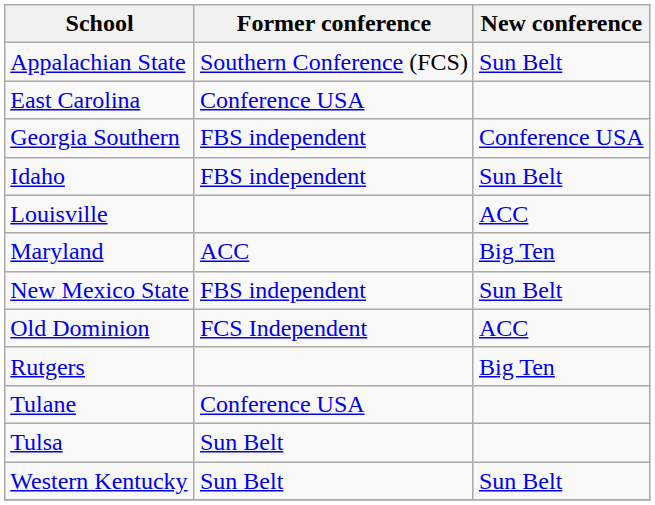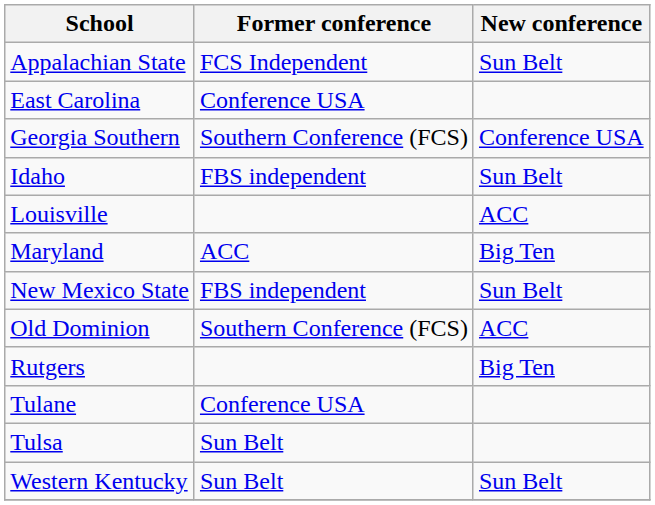(334, 61) Southern Conference (FCS) -> (284, 61) FCS Independent
(283, 137) FBS independent -> (334, 137) Southern Conference (FCS)
(284, 328) FCS Independent -> (334, 328) Southern Conference (FCS)
